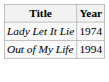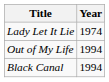+ row: (35, 67)
